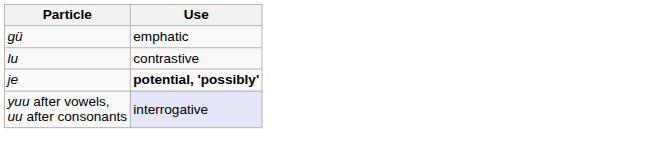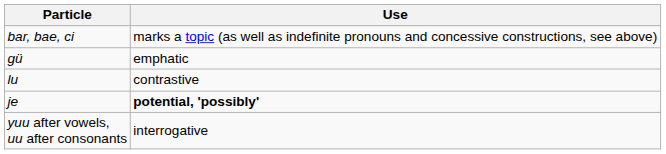+ row: (41, 36)
(171, 109) lavender background -> (171, 130) no background
